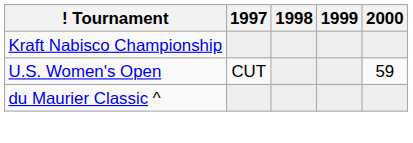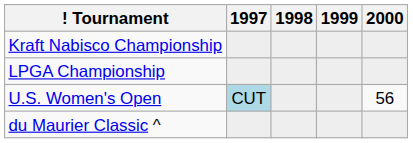+ row: (87, 72)
(249, 72) no background -> (249, 98) lightblue background
(385, 72) 59 -> (385, 98) 56
